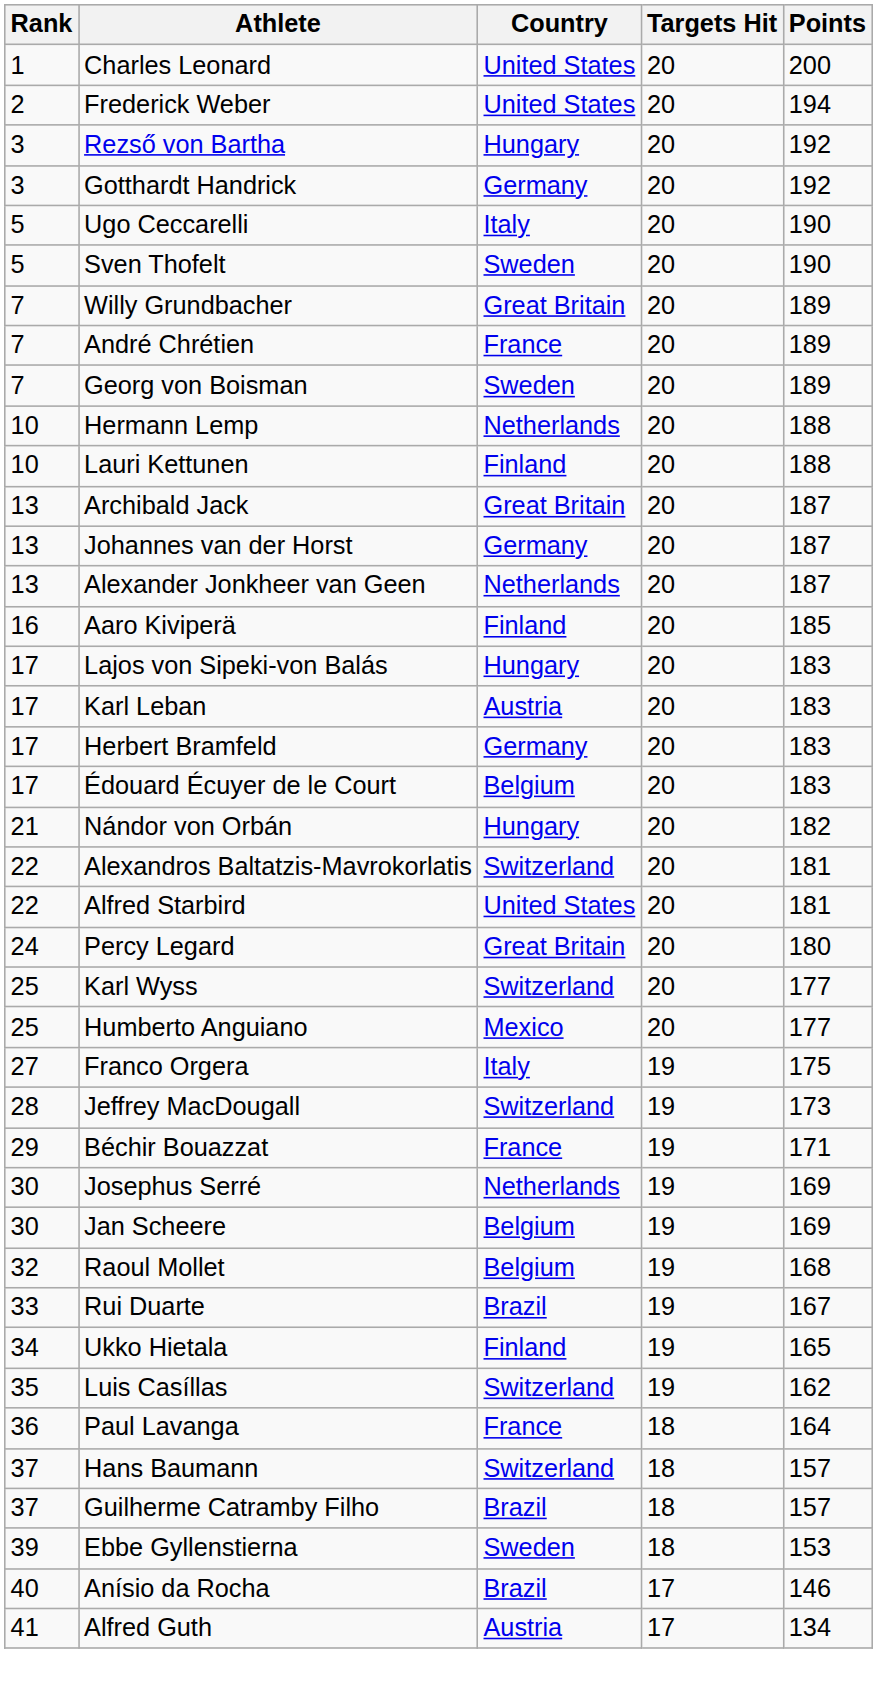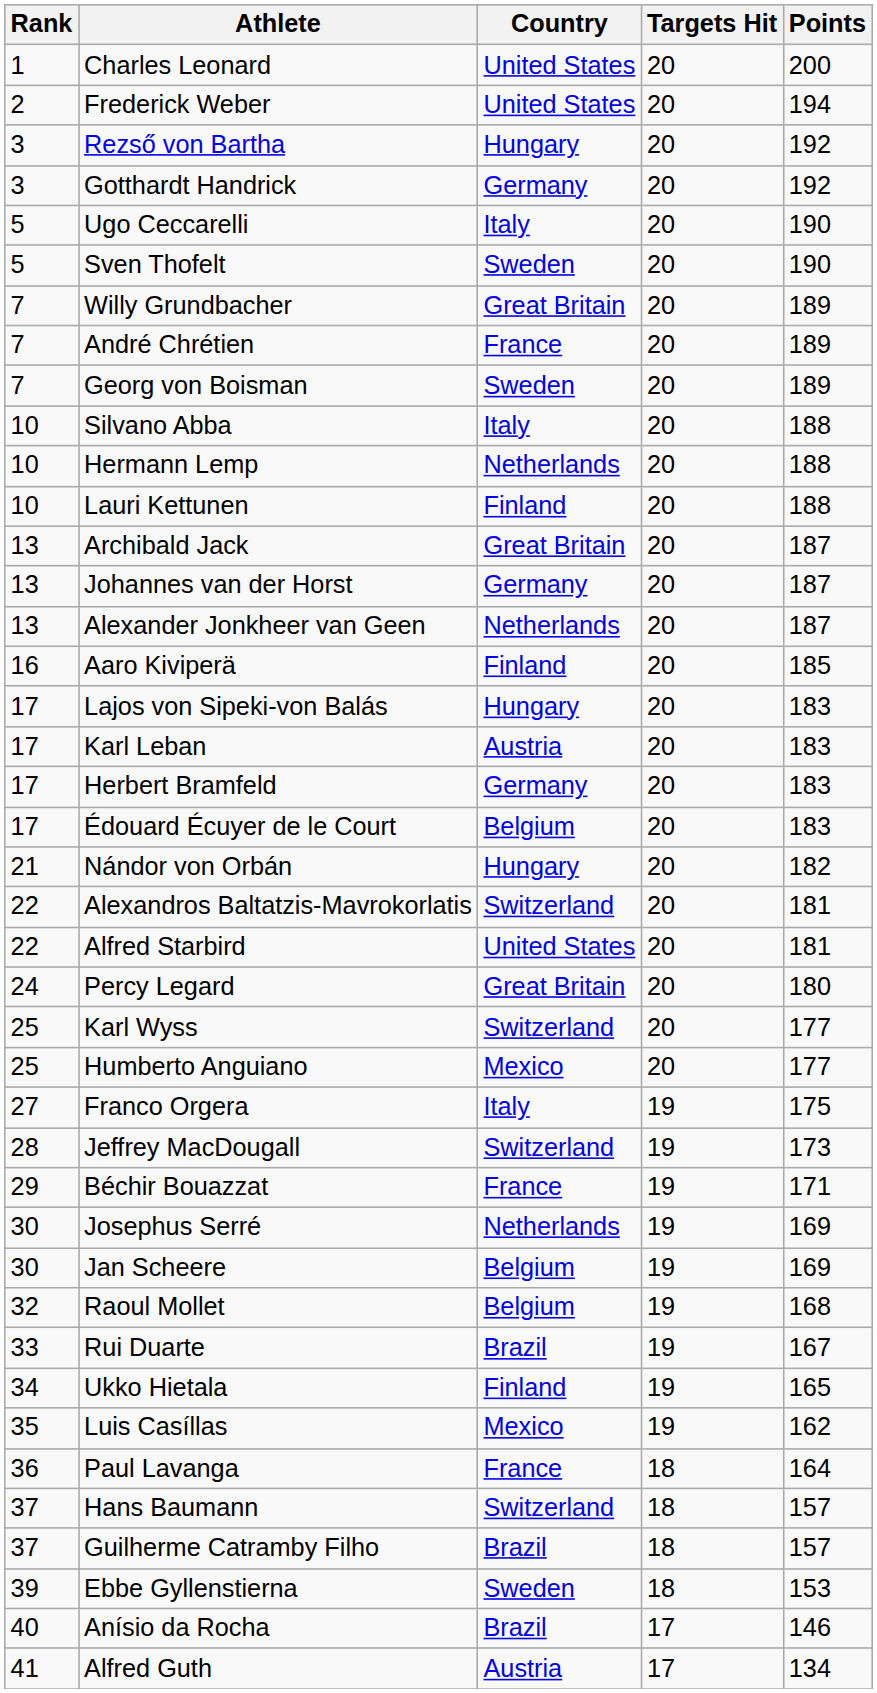+ row: (158, 425)
(549, 1387) Switzerland -> (524, 1427) Mexico
